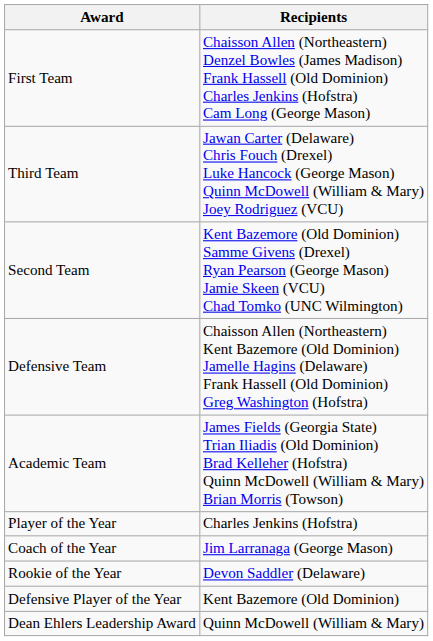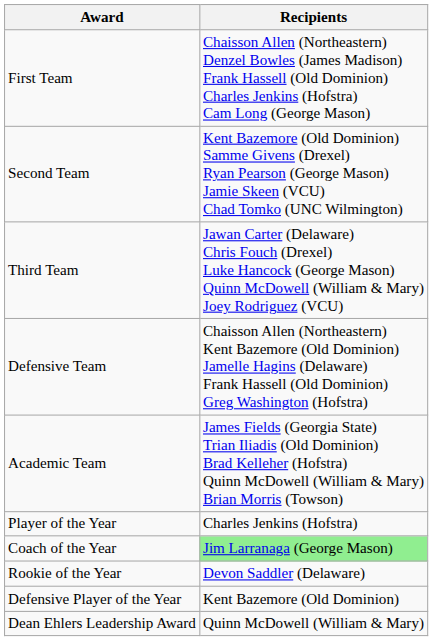rows swapped: (49, 270) <-> (43, 174)
(298, 548) no background -> (298, 548) lightgreen background
